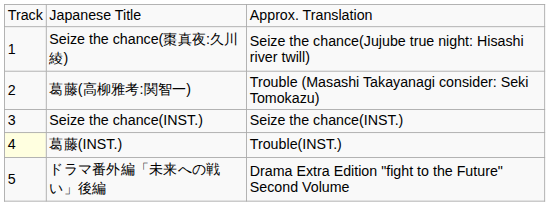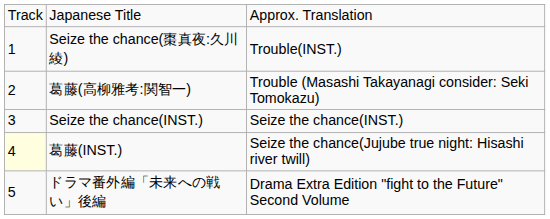(387, 49) Seize the chance(Jujube true night: Hisashi river twill) -> (296, 49) Trouble(INST.)
(296, 144) Trouble(INST.) -> (387, 151) Seize the chance(Jujube true night: Hisashi river twill)
